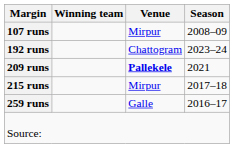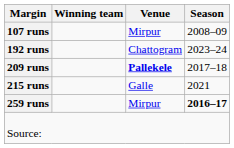(199, 67) 2021 -> (207, 67) 2017–18
(144, 85) Mirpur -> (141, 85) Galle
(207, 85) 2017–18 -> (199, 85) 2021
(141, 103) Galle -> (144, 103) Mirpur
(207, 103) normal -> (207, 103) bold
